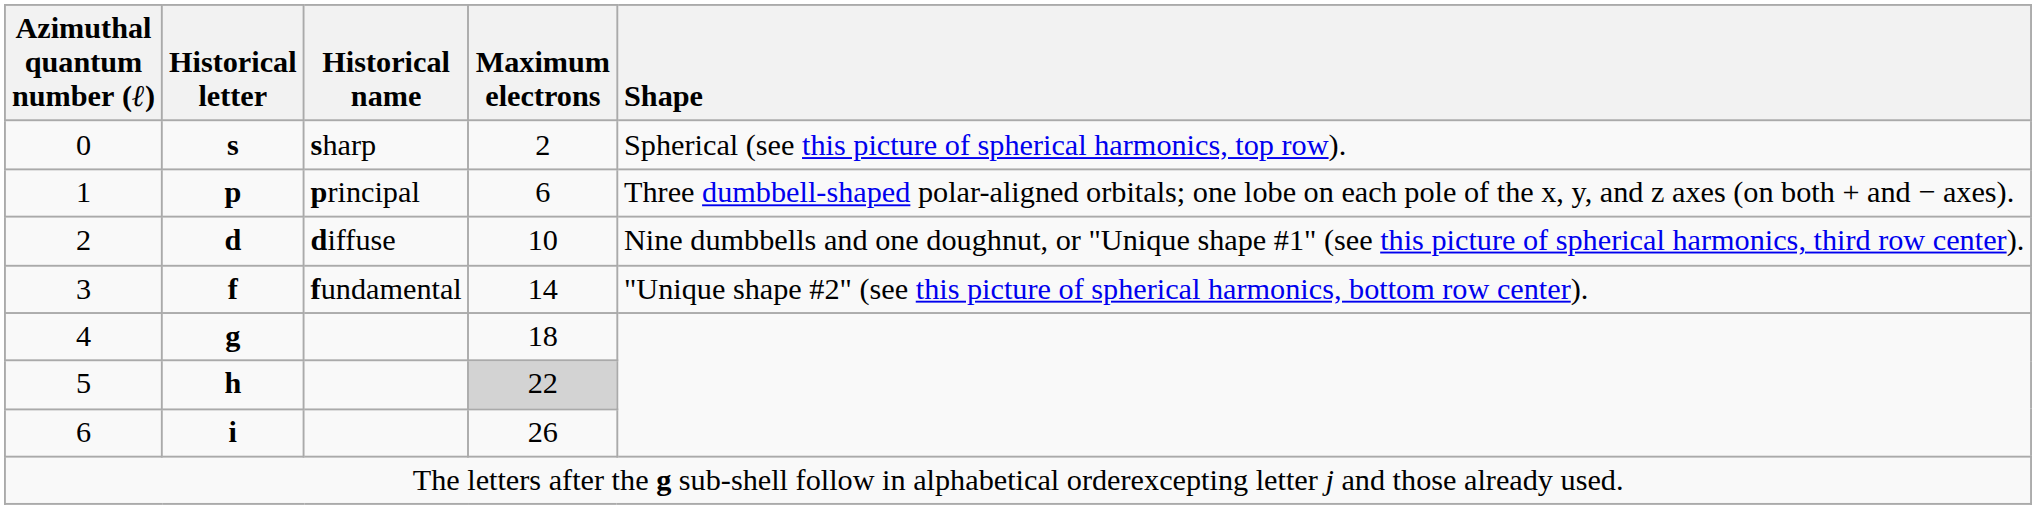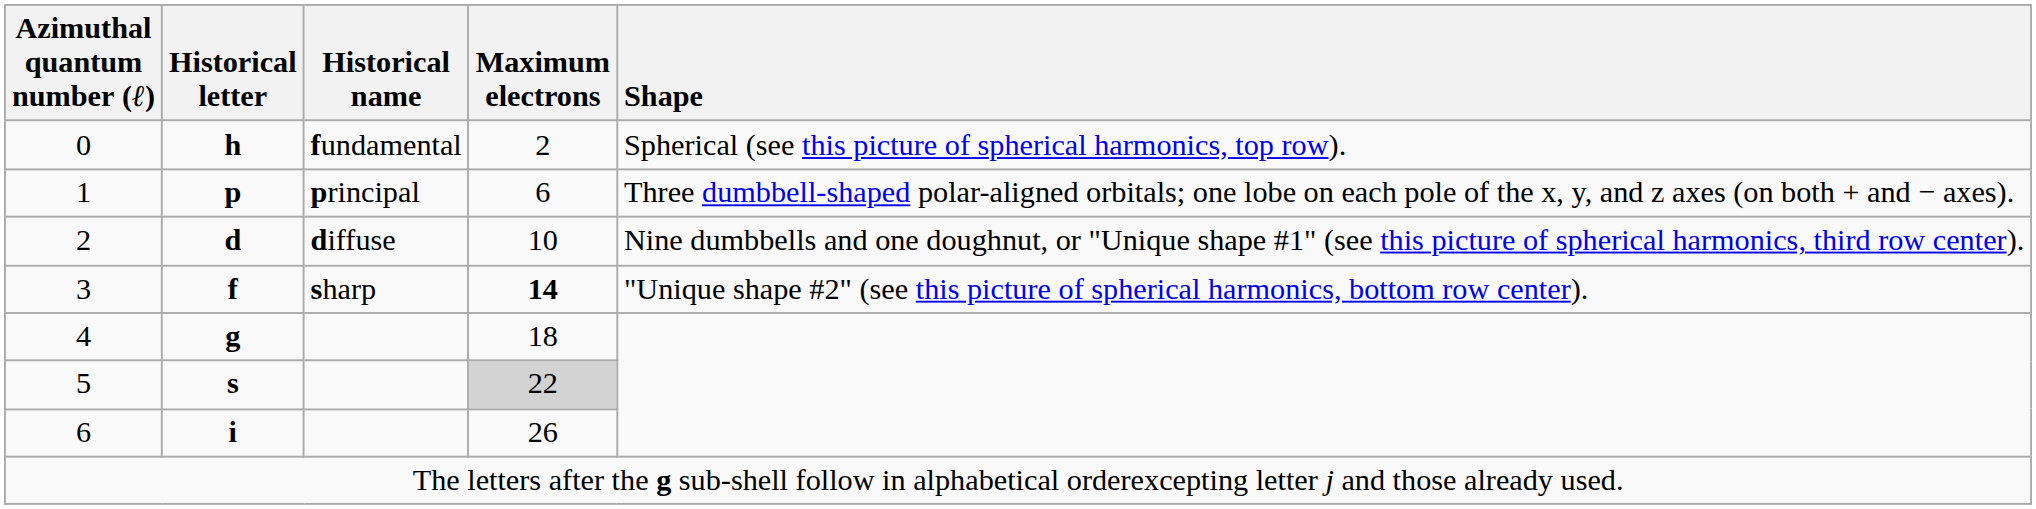(233, 144) s -> (233, 144) h
(343, 144) sharp -> (386, 144) fundamental
(386, 288) fundamental -> (343, 288) sharp
(543, 288) normal -> (543, 288) bold
(233, 384) h -> (233, 384) s
